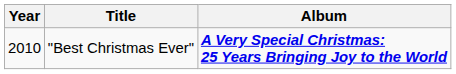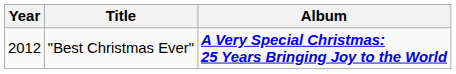(24, 48) 2010 -> (24, 48) 2012
